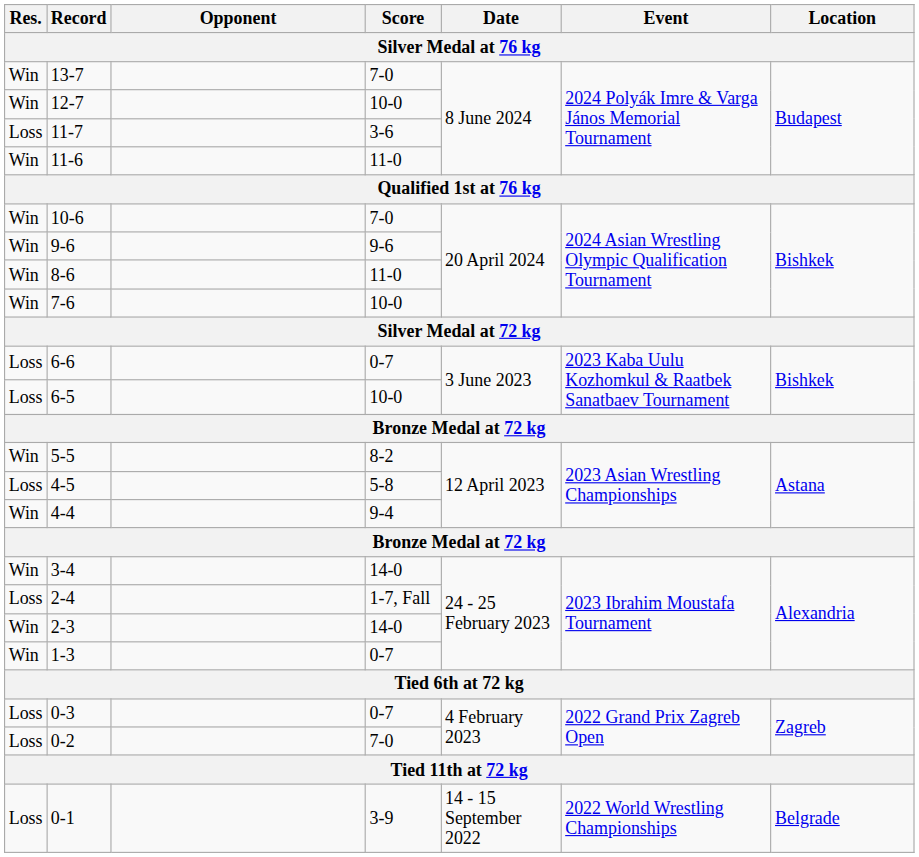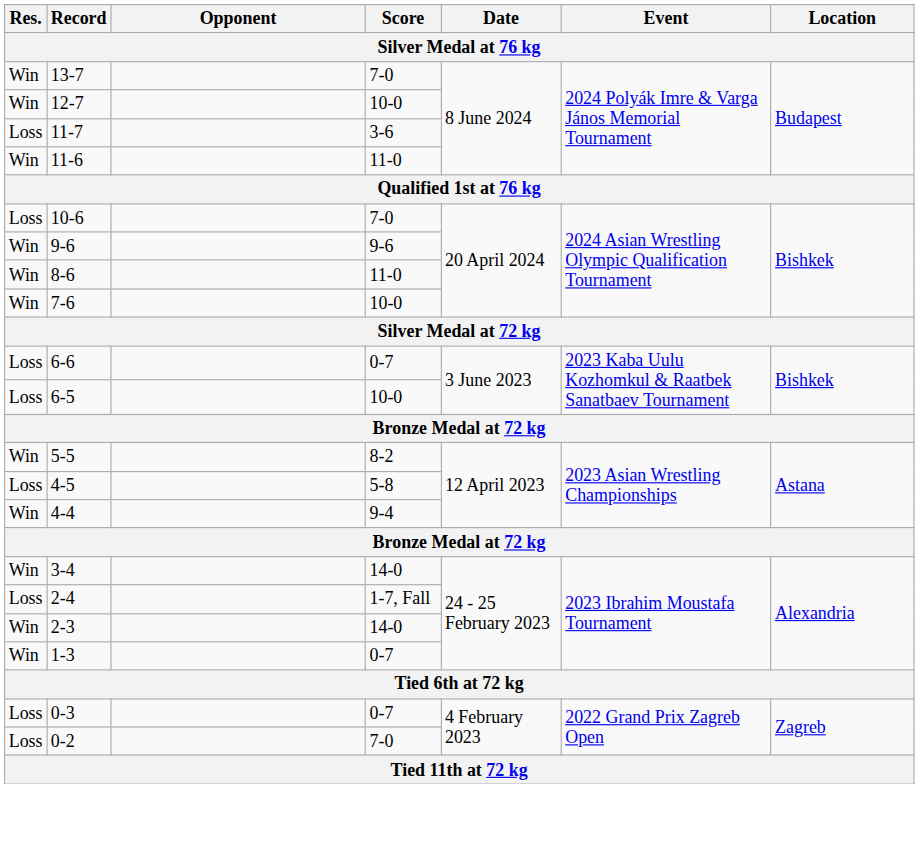(24, 217) Win -> (26, 217) Loss
- row: (63, 818)
